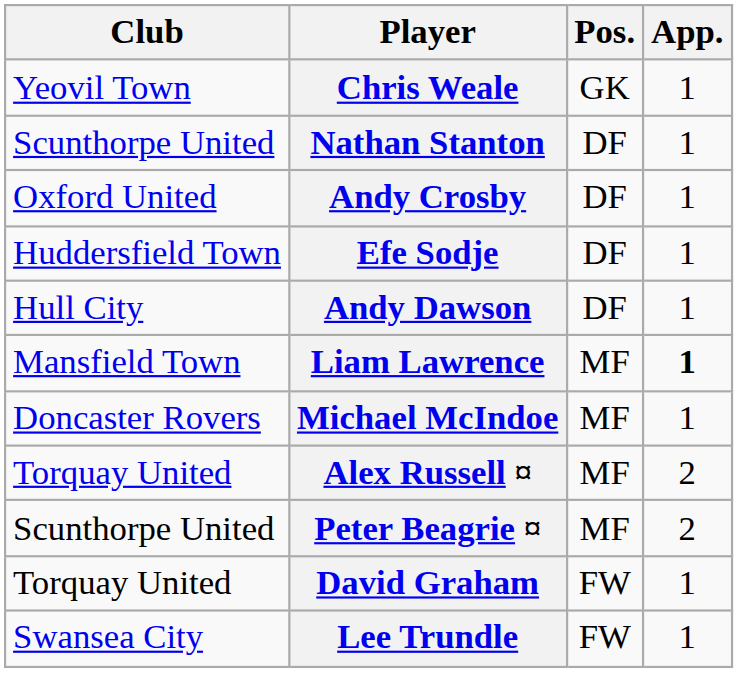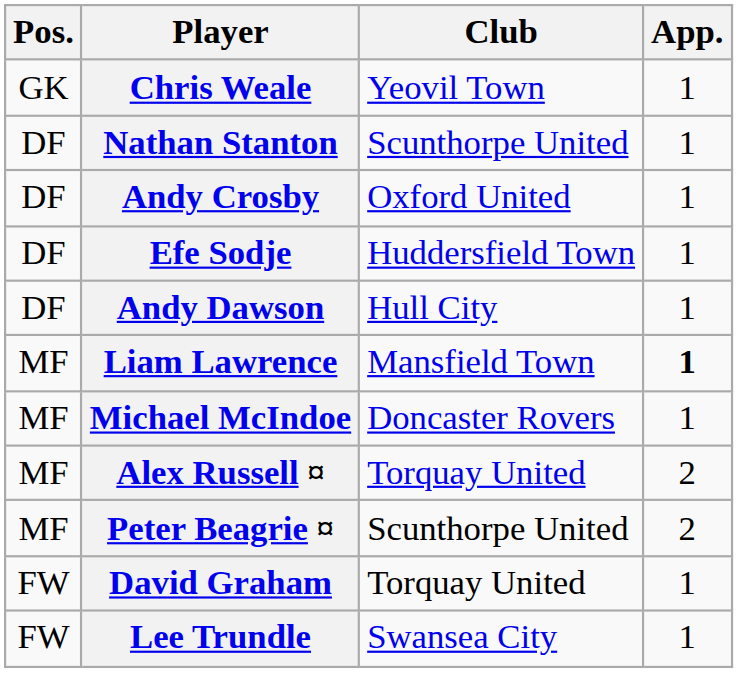columns swapped: (605, 32) <-> (147, 32)
